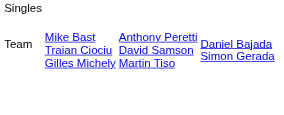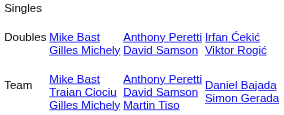+ row: (25, 37)
